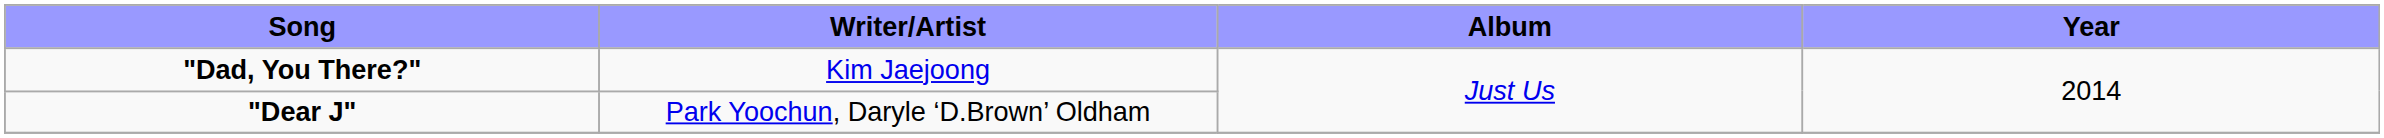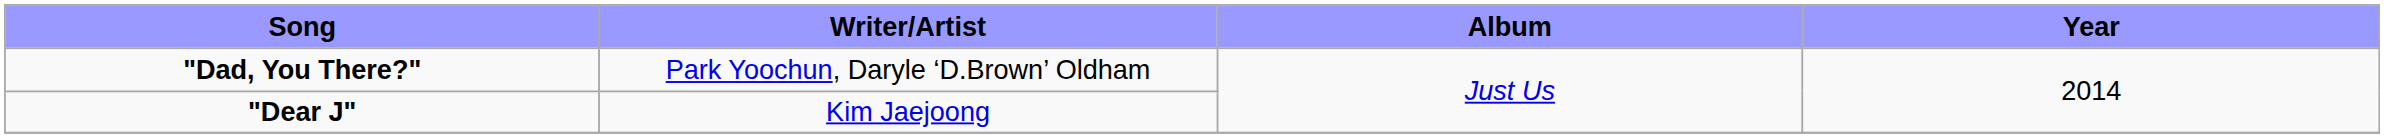(908, 69) Kim Jaejoong -> (908, 69) Park Yoochun, Daryle ‘D.Brown’ Oldham
(908, 112) Park Yoochun, Daryle ‘D.Brown’ Oldham -> (908, 112) Kim Jaejoong
